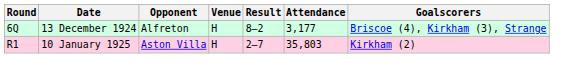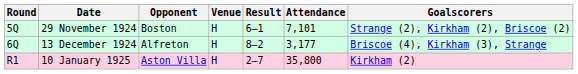+ row: (89, 29)
(304, 45) 35,803 -> (304, 61) 35,800
